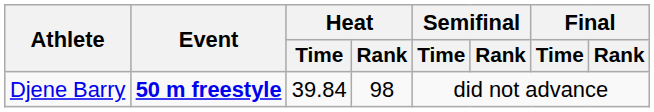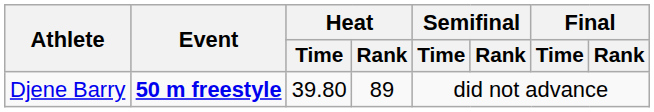(319, 90) 39.84 -> (319, 90) 39.80
(382, 90) 98 -> (382, 90) 89
